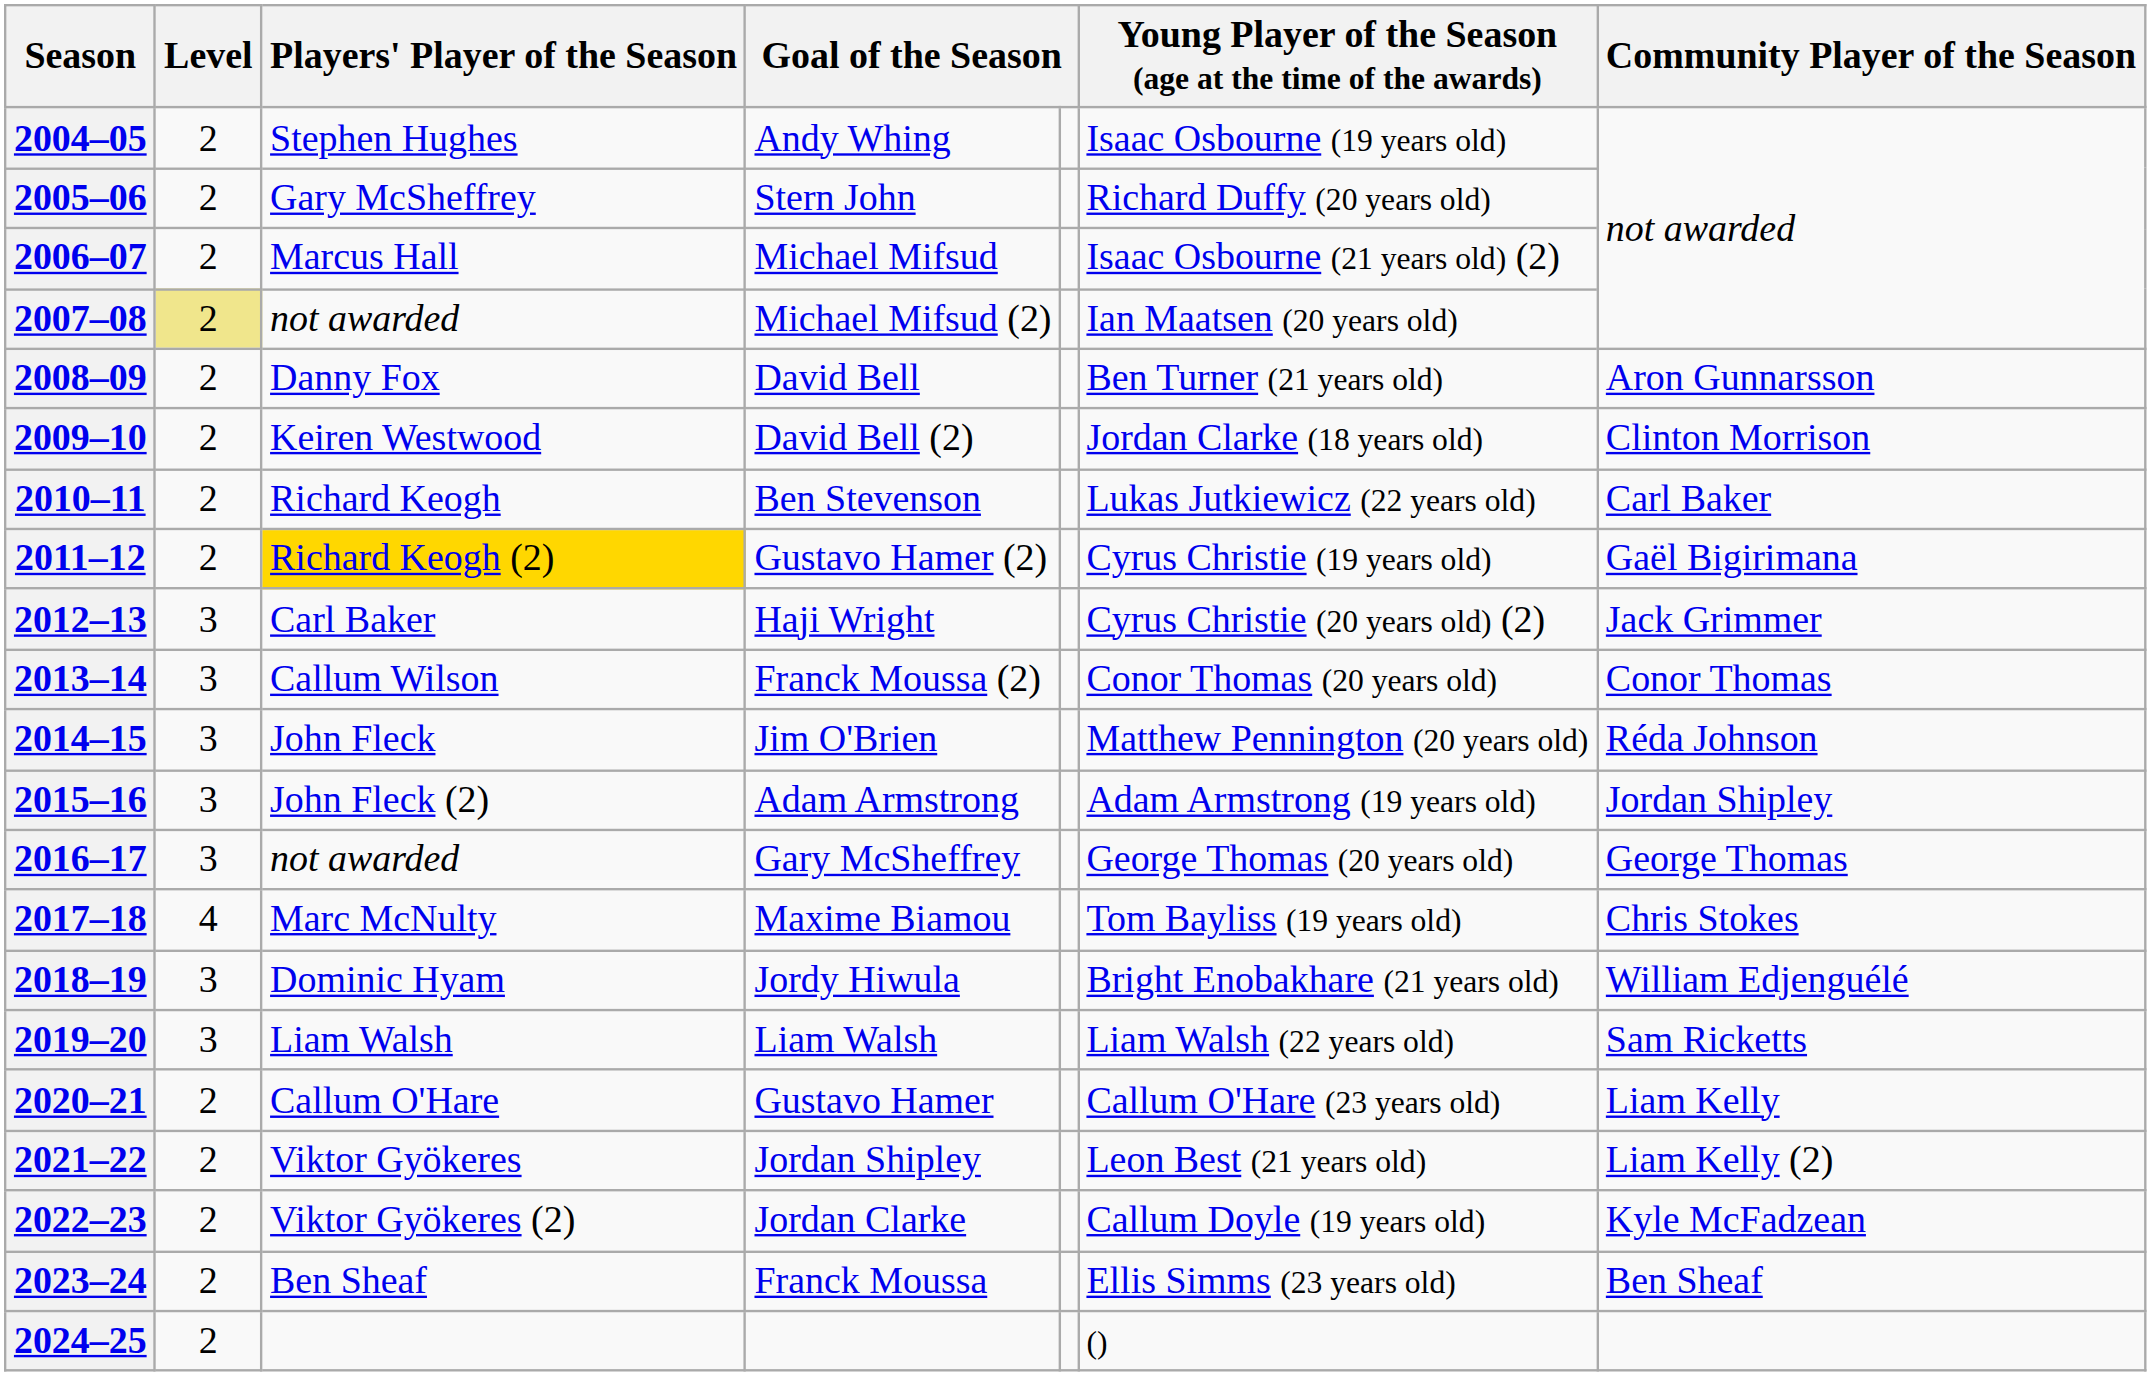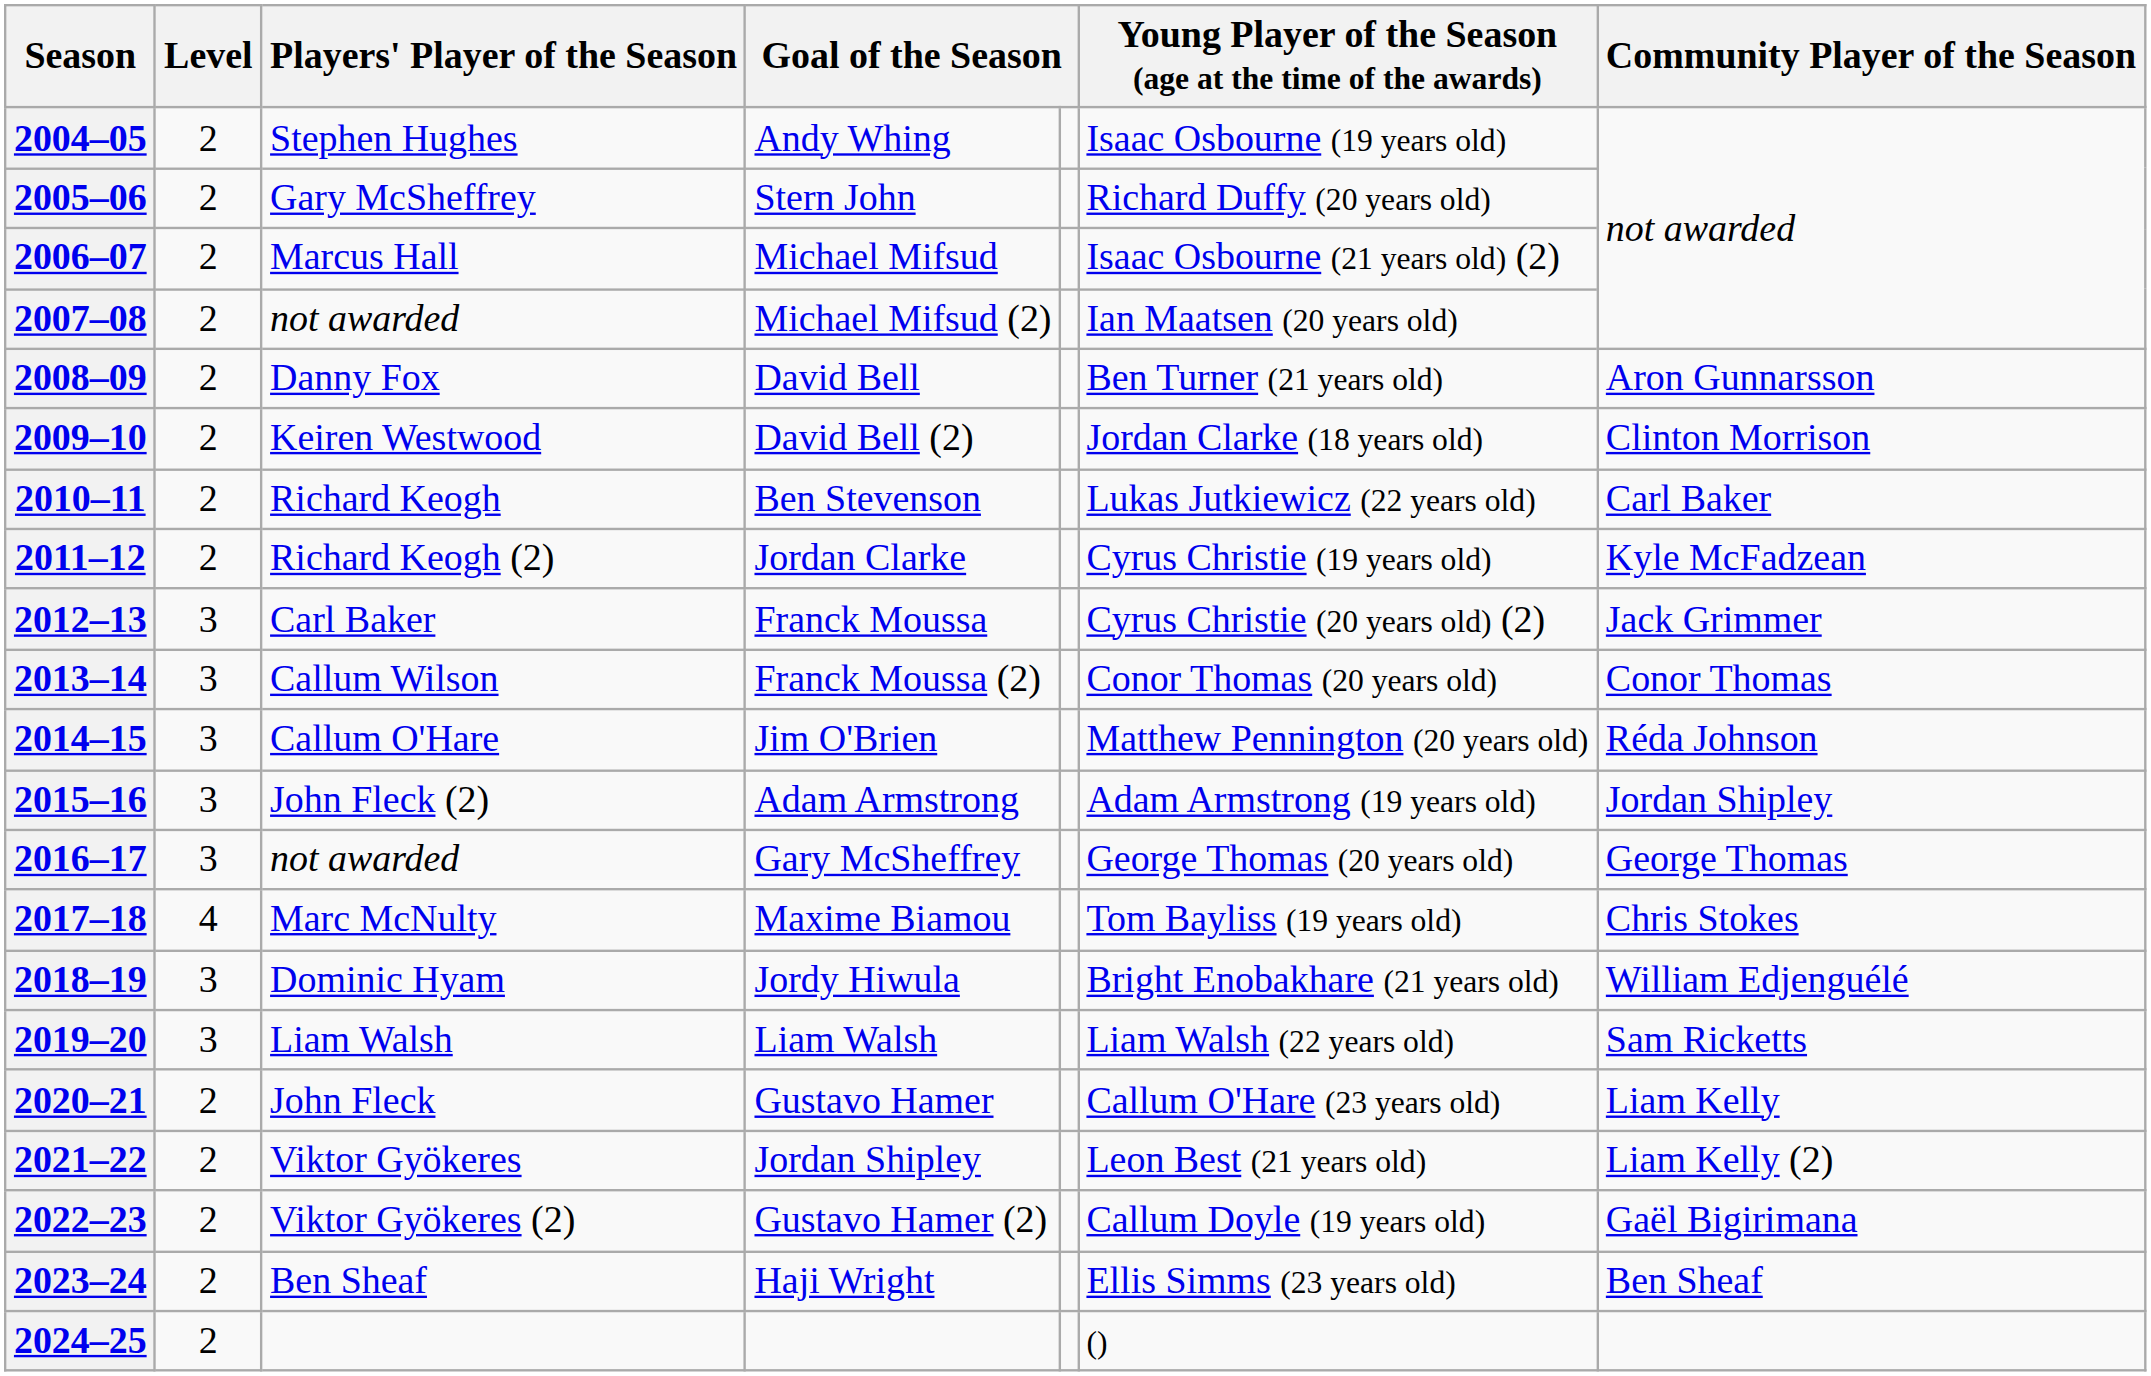(208, 317) khaki background -> (208, 317) no background
(412, 558) gold background -> (412, 558) no background
(901, 558) Gustavo Hamer (2) -> (860, 558) Jordan Clarke
(1732, 558) Gaël Bigirimana -> (1736, 558) Kyle McFadzean
(844, 618) Haji Wright -> (871, 618) Franck Moussa
(353, 738) John Fleck -> (385, 738) Callum O'Hare
(385, 1099) Callum O'Hare -> (353, 1099) John Fleck
(860, 1219) Jordan Clarke -> (901, 1219) Gustavo Hamer (2)
(1736, 1219) Kyle McFadzean -> (1732, 1219) Gaël Bigirimana
(871, 1280) Franck Moussa -> (844, 1280) Haji Wright
